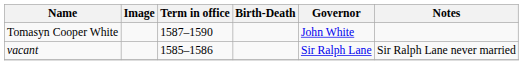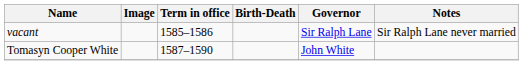rows swapped: (23, 50) <-> (63, 32)
